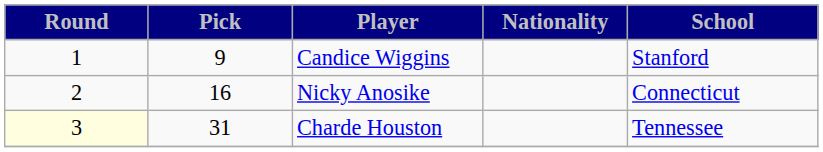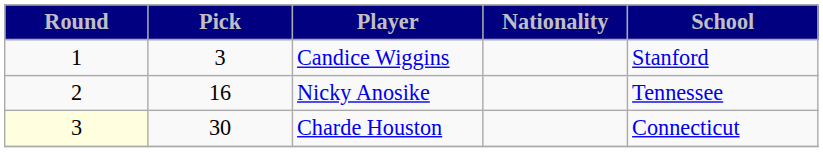(220, 57) 9 -> (220, 57) 3
(686, 92) Connecticut -> (678, 92) Tennessee
(220, 127) 31 -> (220, 127) 30
(678, 127) Tennessee -> (686, 127) Connecticut
